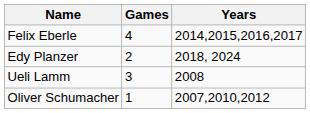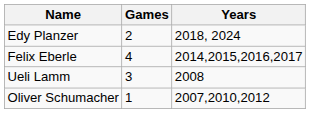rows swapped: (43, 56) <-> (42, 35)
